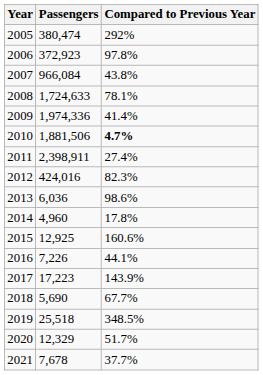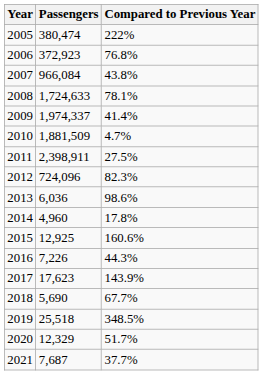(119, 34) 292% -> (119, 34) 222%
(121, 55) 97.8% -> (121, 55) 76.8%
(64, 116) 1,974,336 -> (64, 116) 1,974,337
(64, 136) 1,881,506 -> (64, 136) 1,881,509
(119, 136) bold -> (118, 136) normal
(121, 156) 27.4% -> (121, 156) 27.5%
(60, 177) 424,016 -> (60, 177) 724,096
(121, 258) 44.1% -> (121, 258) 44.3%
(56, 278) 17,223 -> (56, 278) 17,623
(53, 359) 7,678 -> (53, 359) 7,687
